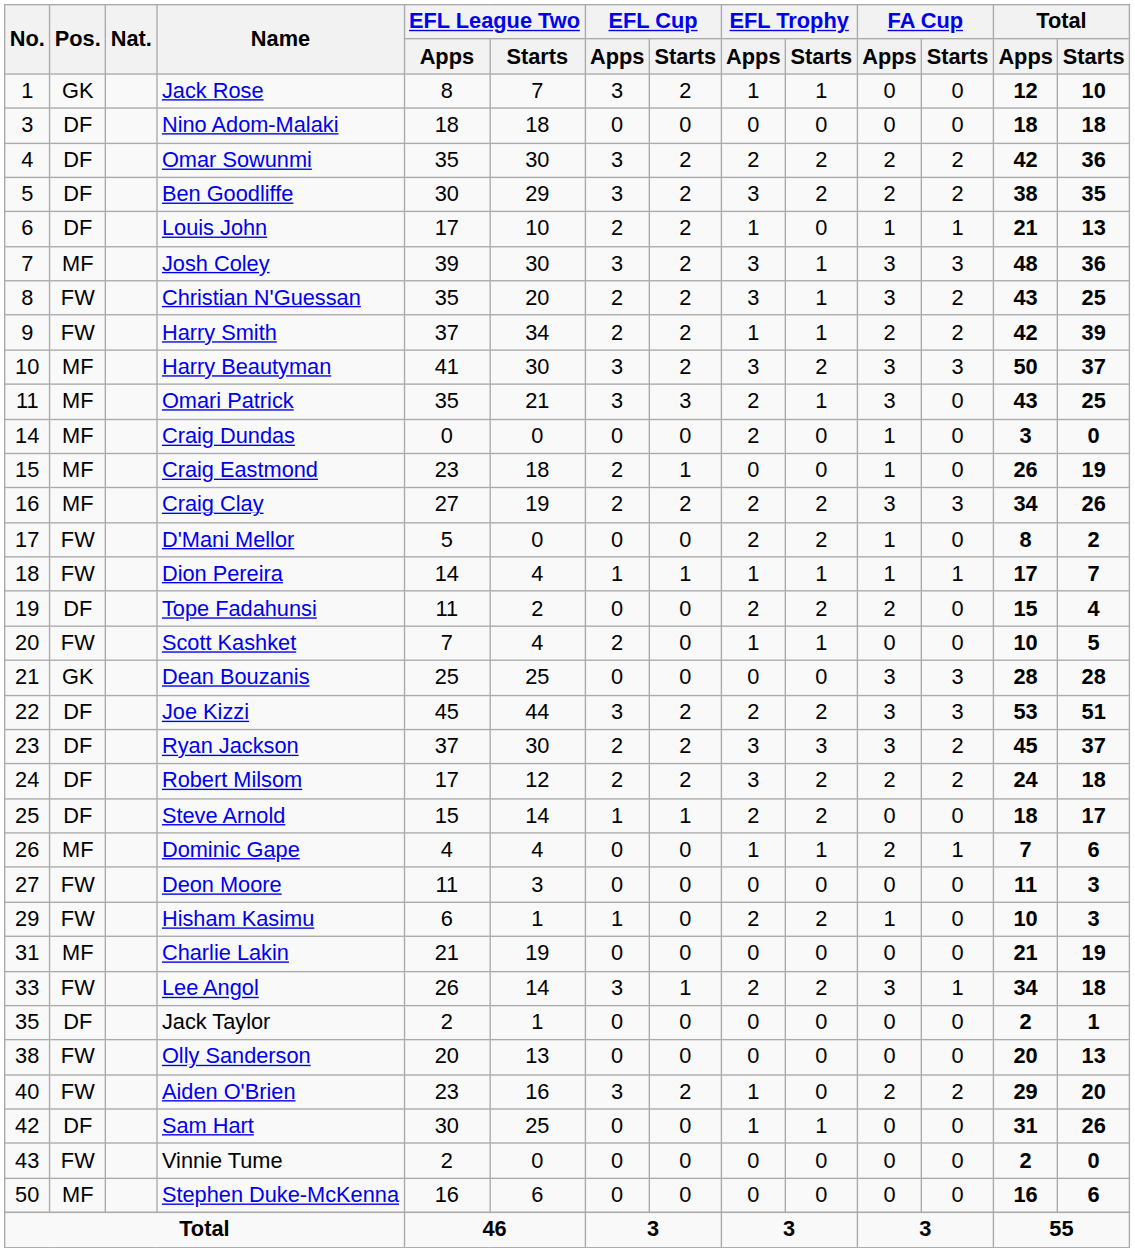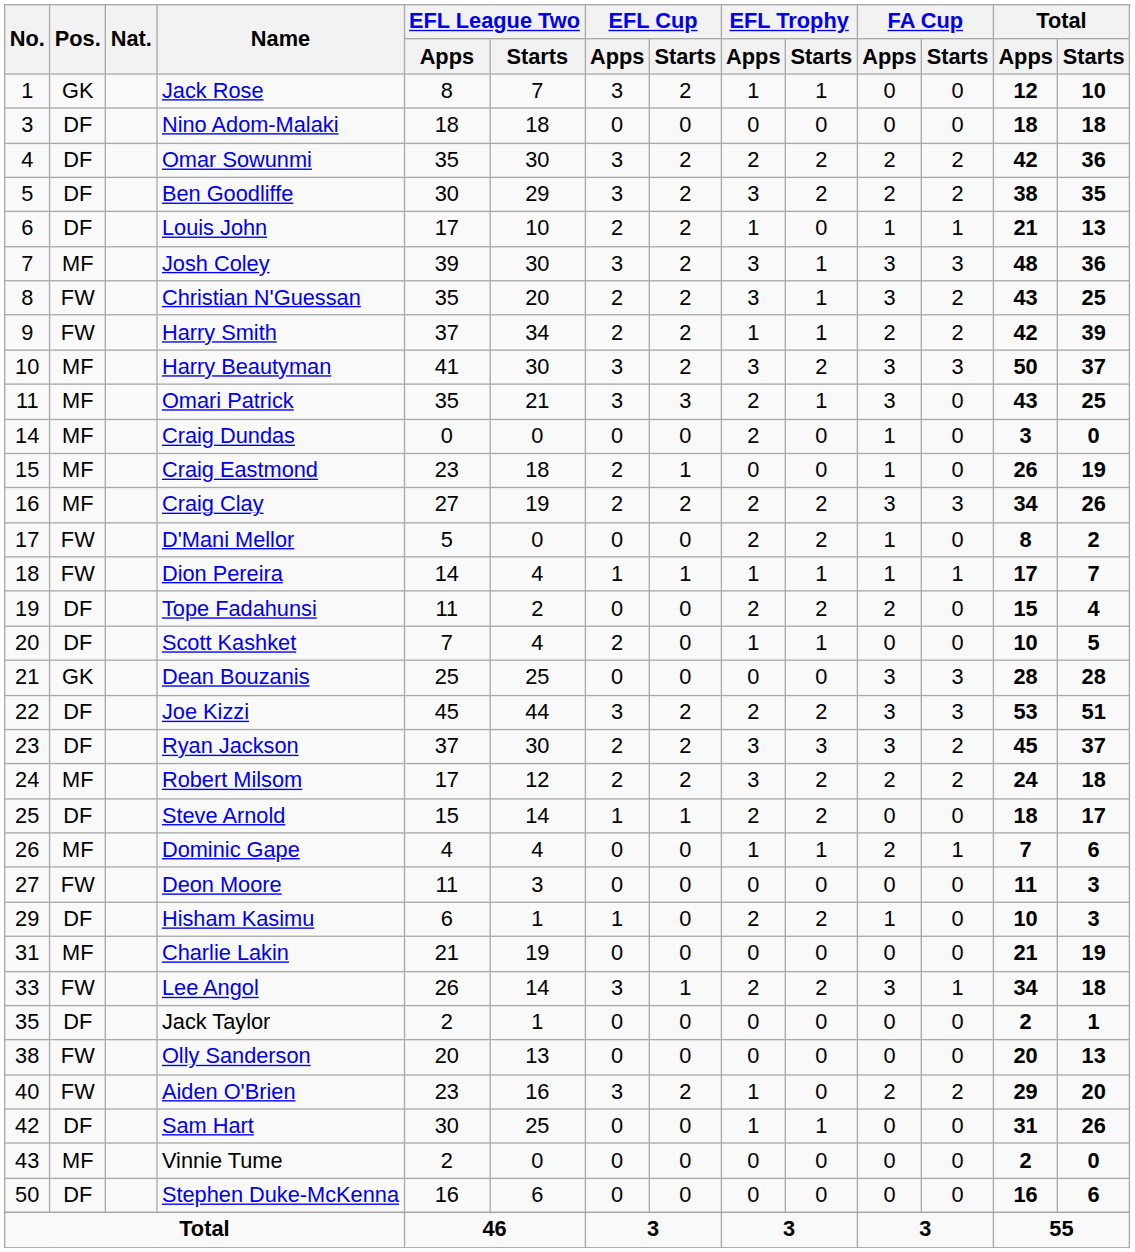(78, 642) FW -> (78, 642) DF
(78, 780) DF -> (78, 780) MF
(78, 919) FW -> (78, 919) DF
(78, 1160) FW -> (78, 1160) MF
(78, 1195) MF -> (78, 1195) DF
